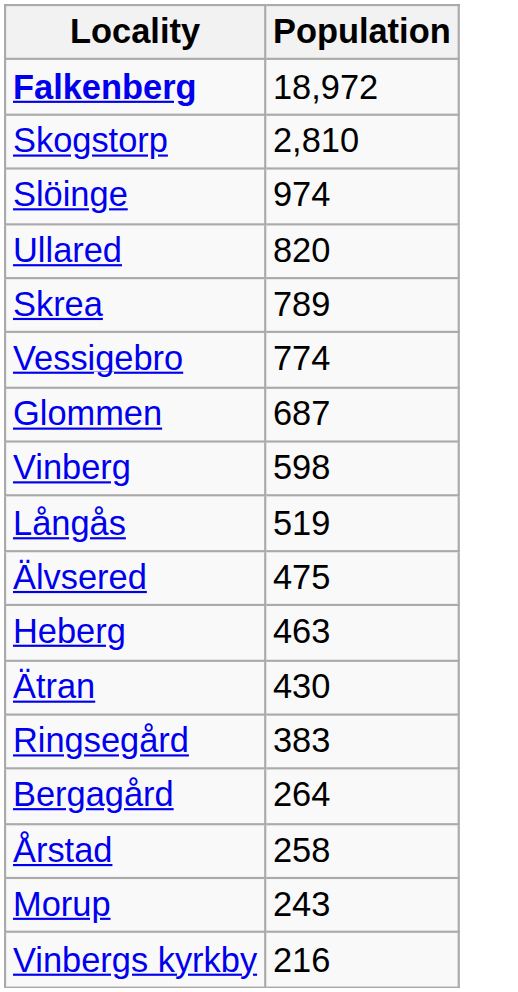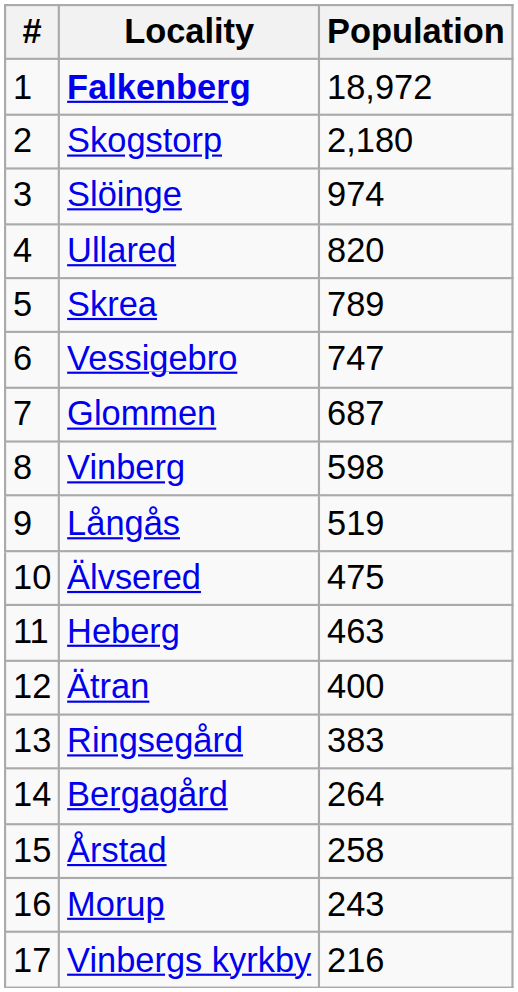+ column: (32, 31)
(316, 140) 2,810 -> (370, 140) 2,180
(302, 359) 774 -> (356, 359) 747
(302, 686) 430 -> (356, 686) 400
